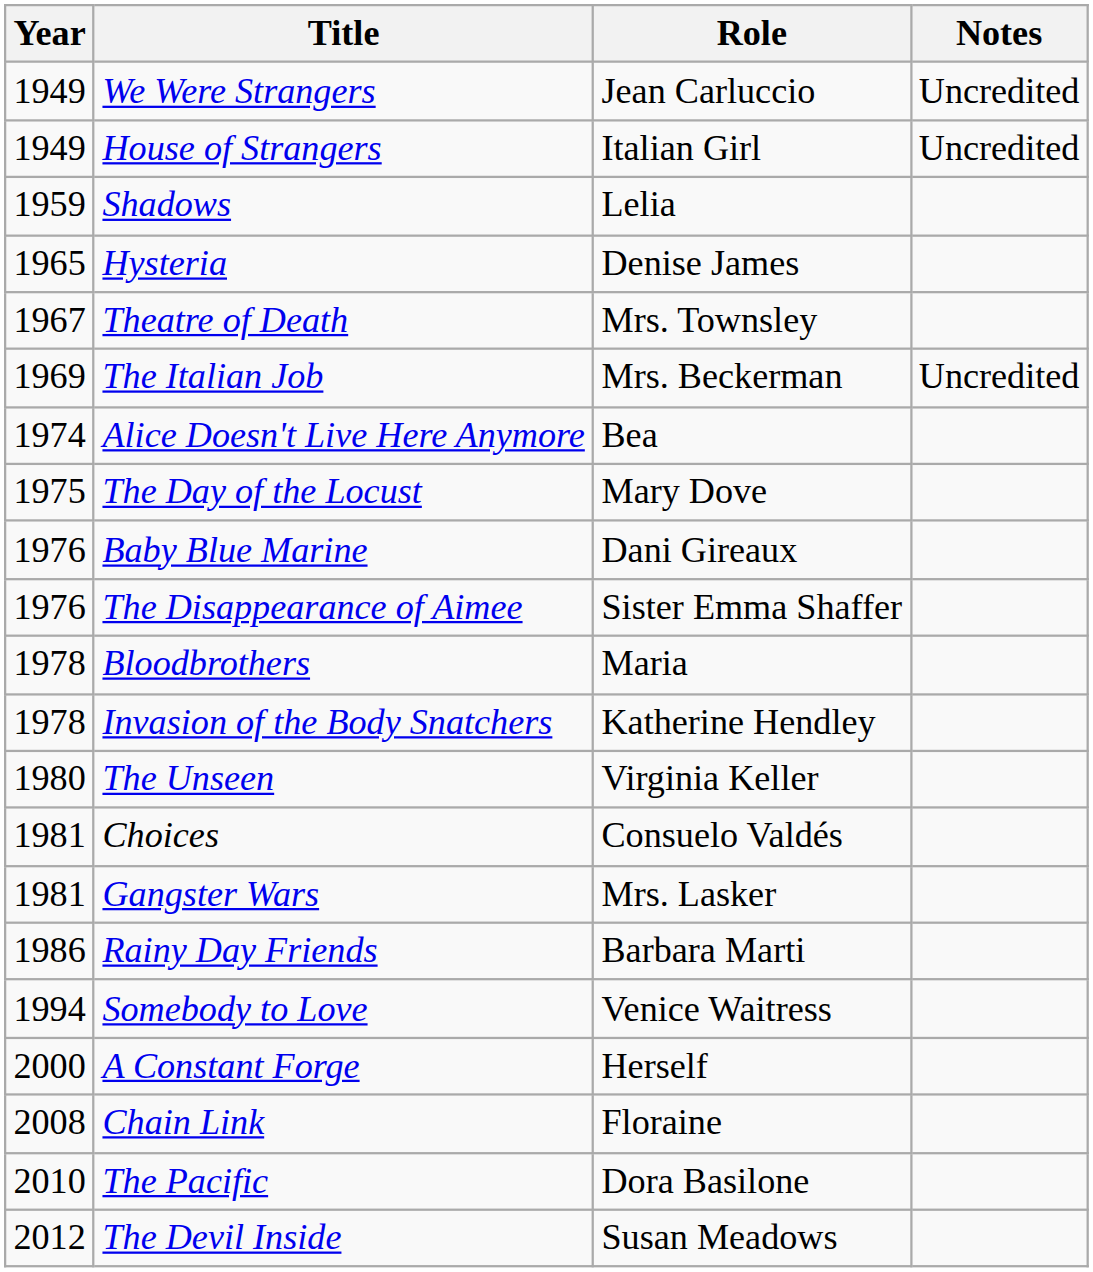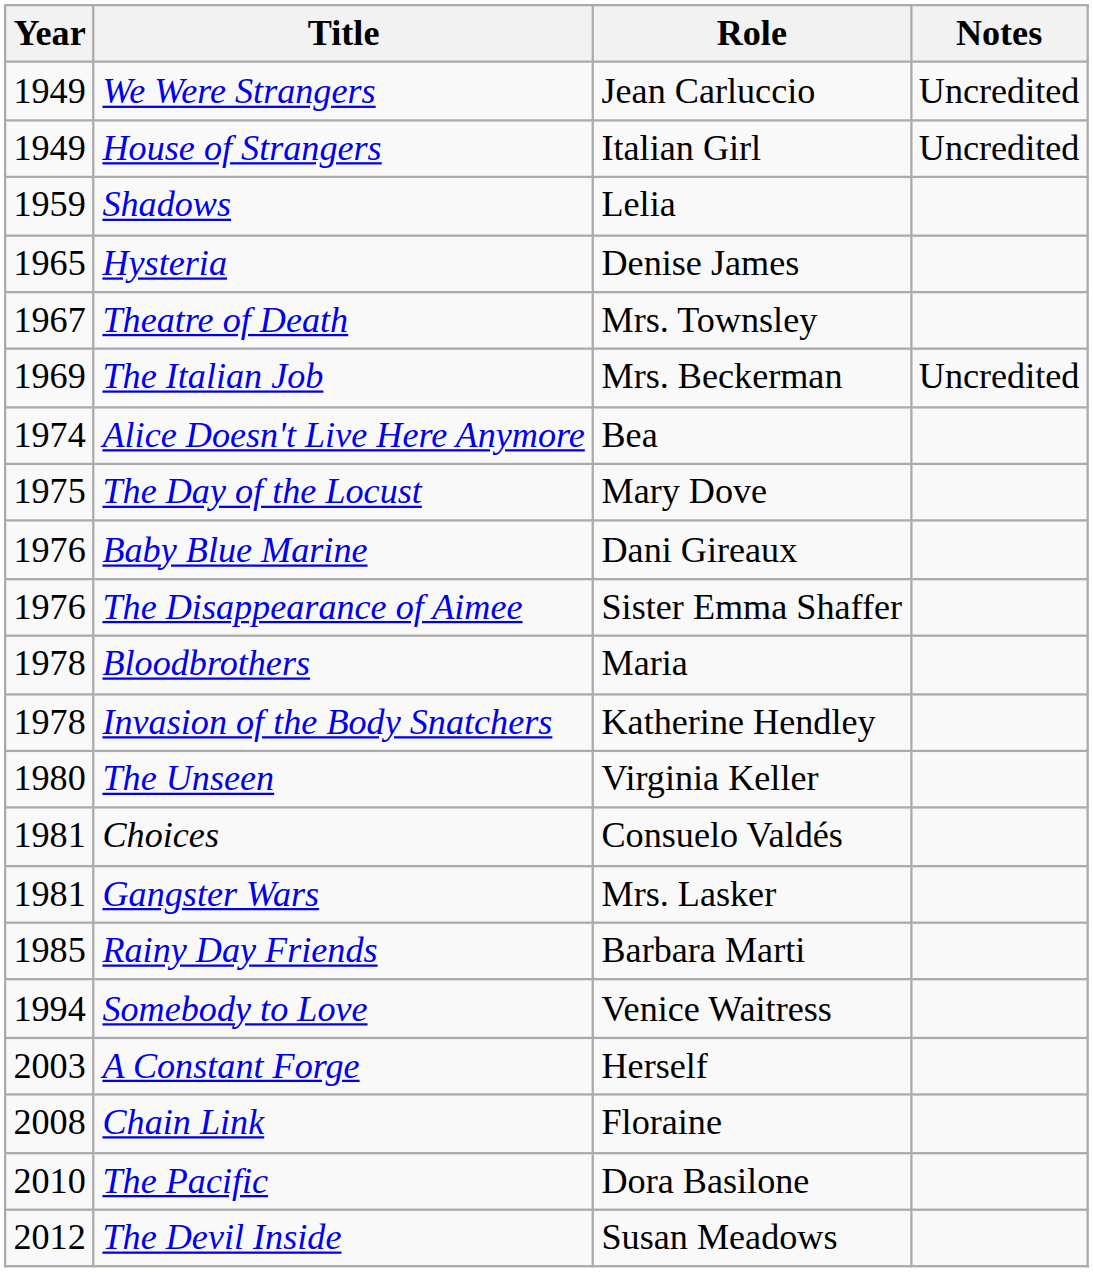(50, 950) 1986 -> (50, 950) 1985
(50, 1065) 2000 -> (50, 1065) 2003
